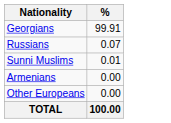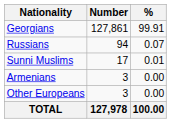+ column: (109, 12)
